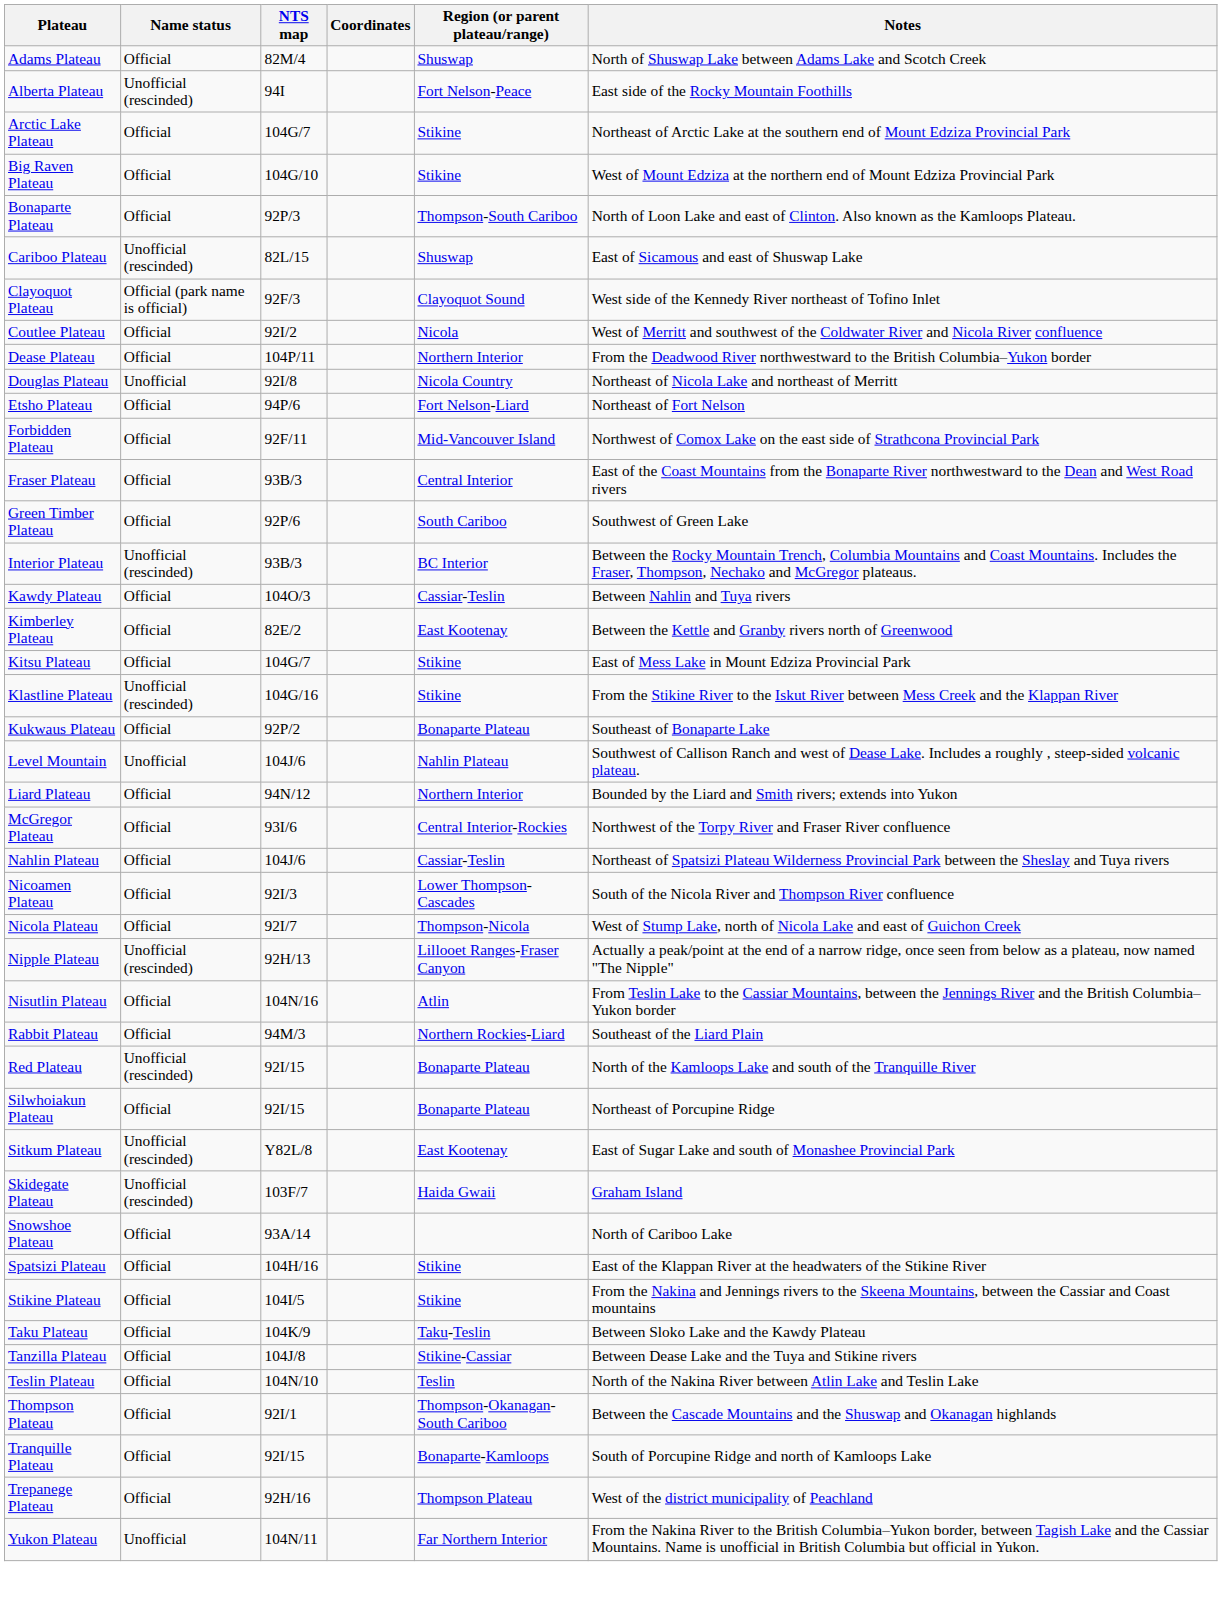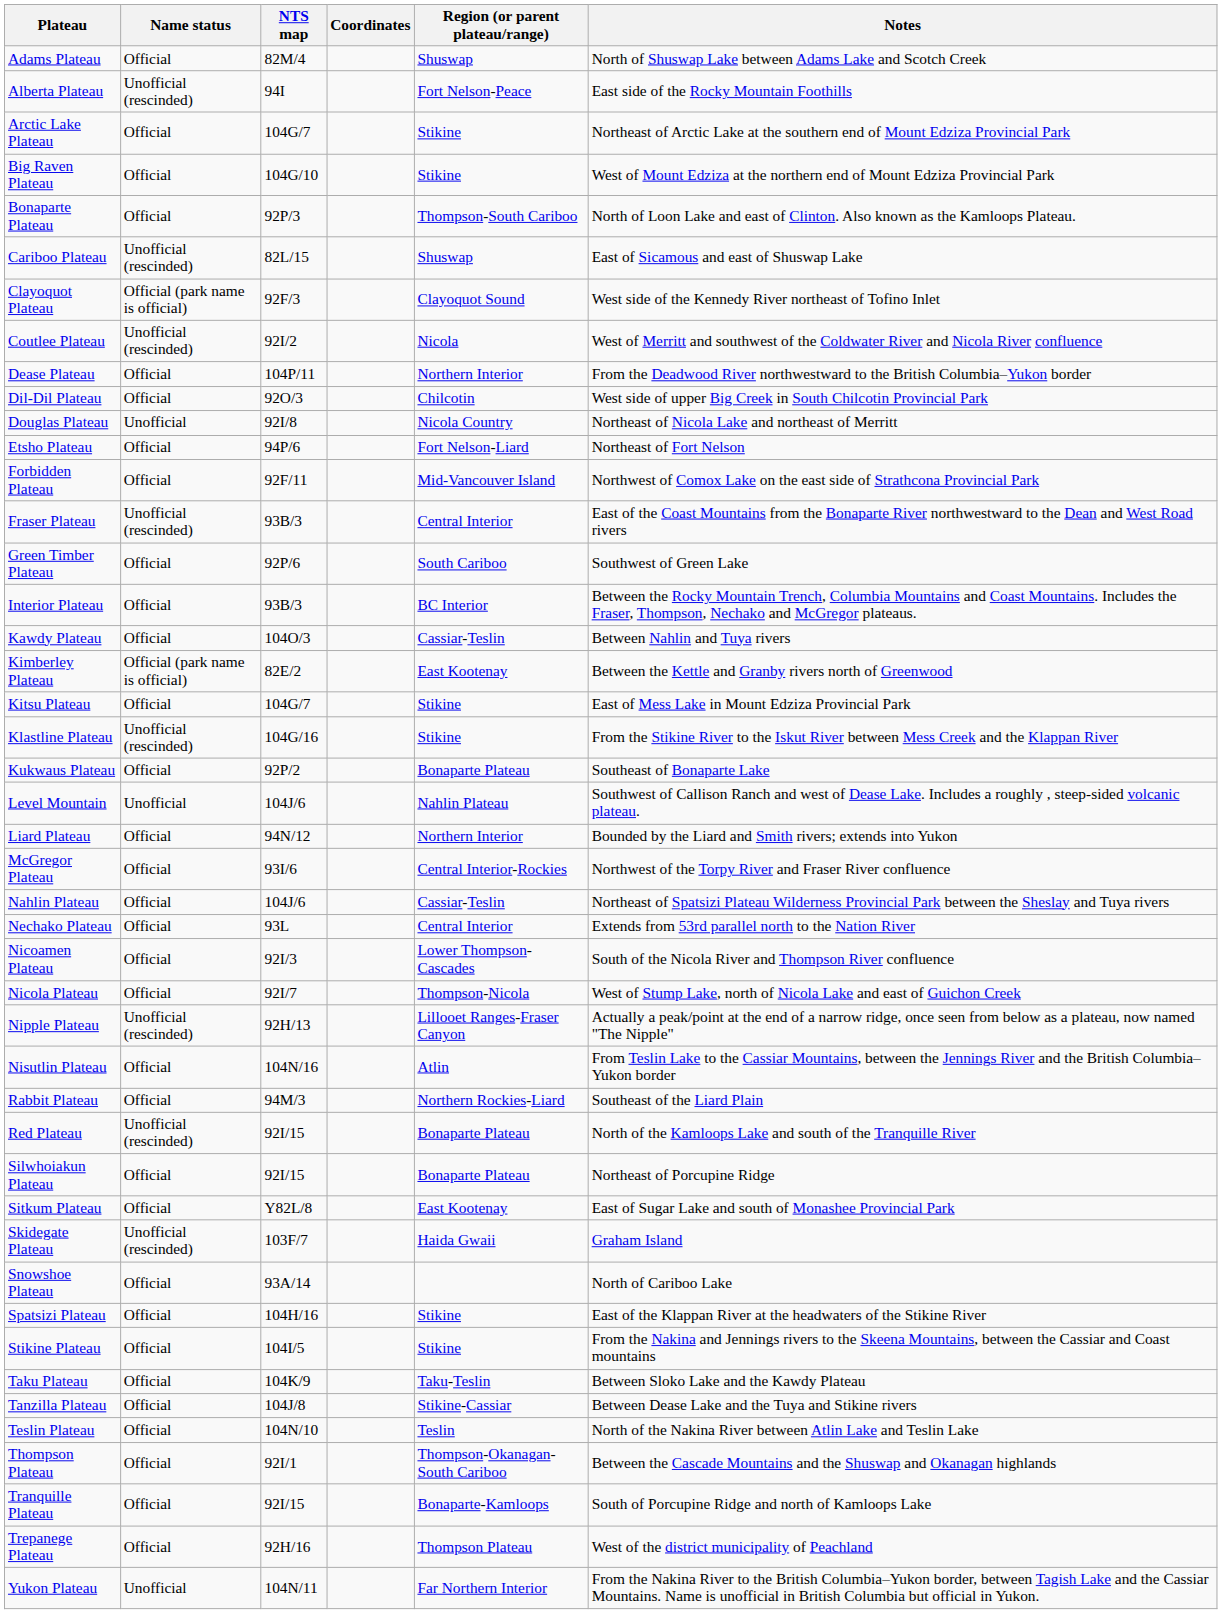(148, 332) Official -> (158, 341) Unofficial (rescinded)
+ row: (55, 398)
(148, 480) Official -> (158, 521) Unofficial (rescinded)
(158, 563) Unofficial (rescinded) -> (148, 605) Official
(148, 629) Official -> (184, 671) Official (park name is official)
+ row: (60, 926)
(158, 1150) Unofficial (rescinded) -> (148, 1207) Official
